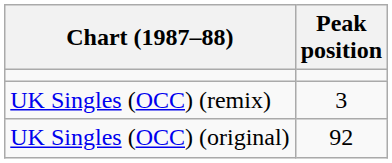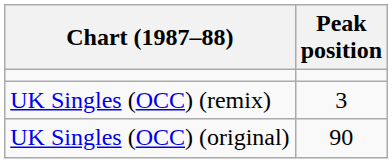(341, 137) 92 -> (341, 137) 90
